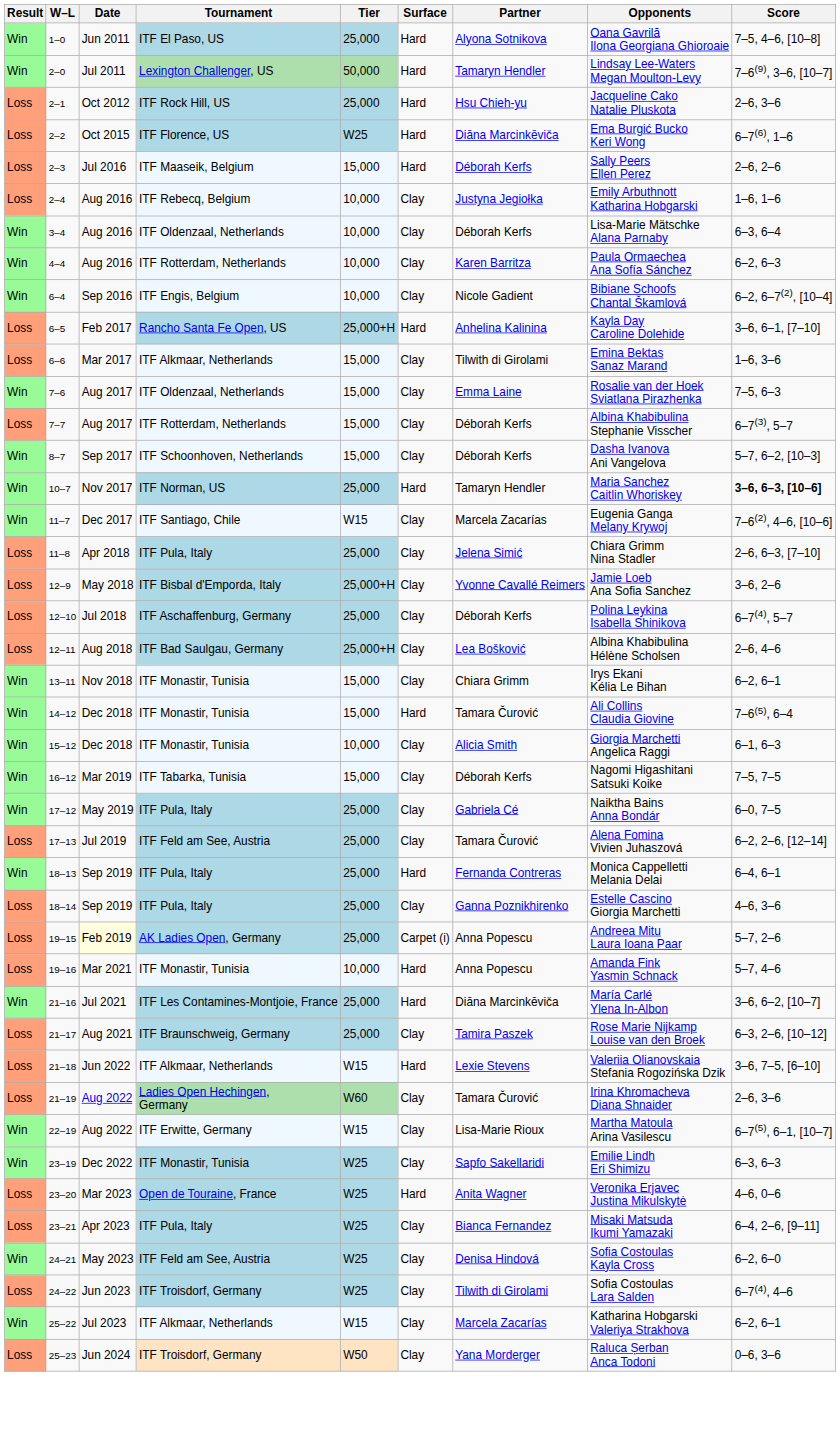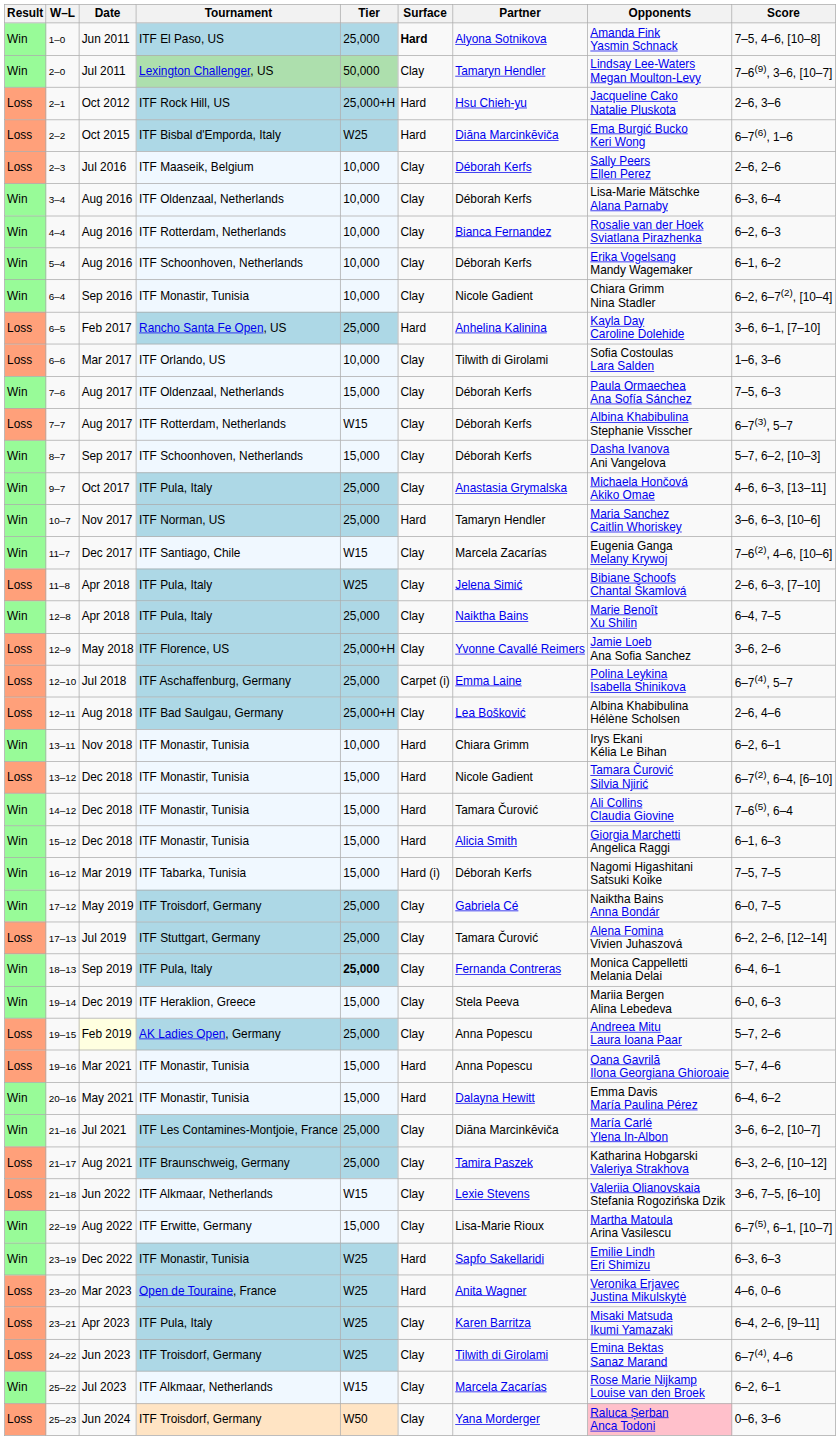(413, 39) normal -> (414, 39) bold
(660, 39) Oana Gavrilă Ilona Georgiana Ghioroaie -> (634, 39) Amanda Fink Yasmin Schnack
(413, 71) Hard -> (412, 71) Clay
(361, 103) 25,000 -> (369, 103) 25,000+H
(184, 135) ITF Florence, US -> (210, 135) ITF Bisbal d'Emporda, Italy
(361, 167) 15,000 -> (361, 167) 10,000
(413, 167) Hard -> (412, 167) Clay
- row: (57, 200)
(493, 264) Karen Barritza -> (503, 231) Bianca Fernandez
(641, 264) Paula Ormaechea Ana Sofía Sánchez -> (647, 231) Rosalie van der Hoek Sviatlana Pirazhenka
+ row: (57, 264)
(189, 296) ITF Engis, Belgium -> (194, 296) ITF Monastir, Tunisia
(638, 296) Bibiane Schoofs Chantal Škamlová -> (627, 296) Chiara Grimm Nina Stadler
(369, 328) 25,000+H -> (361, 328) 25,000
(206, 360) ITF Alkmaar, Netherlands -> (182, 360) ITF Orlando, US
(361, 360) 15,000 -> (361, 360) 10,000
(629, 360) Emina Bektas Sanaz Marand -> (632, 360) Sofia Costoulas Lara Salden
(488, 392) Emma Laine -> (493, 392) Déborah Kerfs
(647, 392) Rosalie van der Hoek Sviatlana Pirazhenka -> (641, 392) Paula Ormaechea Ana Sofía Sánchez
(361, 424) 15,000 -> (355, 424) W15
+ row: (57, 489)
(778, 488) bold -> (777, 520) normal
(361, 552) 25,000 -> (355, 584) W25
(627, 552) Chiara Grimm Nina Stadler -> (638, 584) Bibiane Schoofs Chantal Škamlová
+ row: (60, 617)
(210, 584) ITF Bisbal d'Emporda, Italy -> (184, 649) ITF Florence, US
(412, 617) Clay -> (425, 681) Carpet (i)
(493, 617) Déborah Kerfs -> (488, 681) Emma Laine
(361, 681) 15,000 -> (361, 745) 10,000
(412, 681) Clay -> (413, 745) Hard
+ row: (62, 778)
(361, 745) 10,000 -> (361, 841) 15,000
(412, 745) Clay -> (413, 841) Hard
(412, 777) Clay -> (420, 873) Hard (i)
(176, 809) ITF Pula, Italy -> (200, 905) ITF Troisdorf, Germany
(205, 841) ITF Feld am See, Austria -> (200, 938) ITF Stuttgart, Germany
(361, 873) normal -> (361, 970) bold
(413, 873) Hard -> (412, 970) Clay
- row: (62, 906)
+ row: (62, 1002)
(425, 938) Carpet (i) -> (412, 1034) Clay
(361, 970) 10,000 -> (361, 1066) 15,000
(634, 970) Amanda Fink Yasmin Schnack -> (660, 1066) Oana Gavrilă Ilona Georgiana Ghioroaie
+ row: (62, 1099)
(413, 1002) Hard -> (412, 1130) Clay
(648, 1034) Rose Marie Nijkamp Louise van den Broek -> (644, 1162) Katharina Hobgarski Valeriya Strakhova
(413, 1066) Hard -> (412, 1194) Clay
- row: (62, 1099)
(355, 1130) W15 -> (361, 1226) 15,000
(412, 1162) Clay -> (413, 1259) Hard
(503, 1226) Bianca Fernandez -> (493, 1323) Karen Barritza
- row: (62, 1259)
(632, 1291) Sofia Costoulas Lara Salden -> (629, 1355) Emina Bektas Sanaz Marand
(644, 1323) Katharina Hobgarski Valeriya Strakhova -> (648, 1387) Rose Marie Nijkamp Louise van den Broek
(629, 1355) no background -> (629, 1419) pink background
